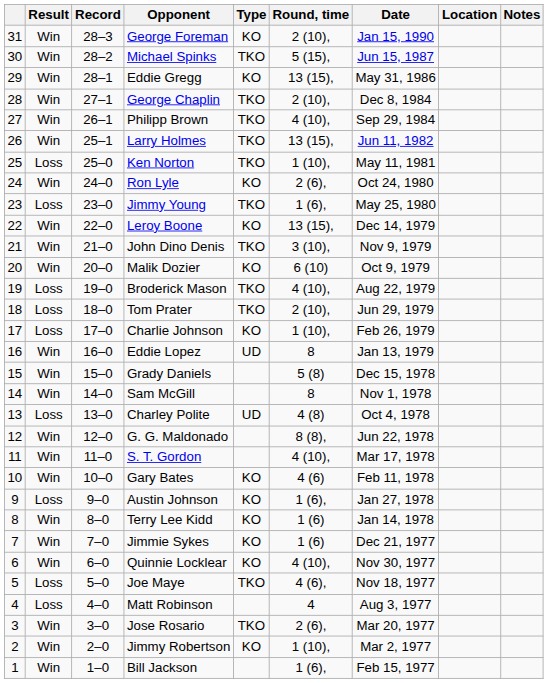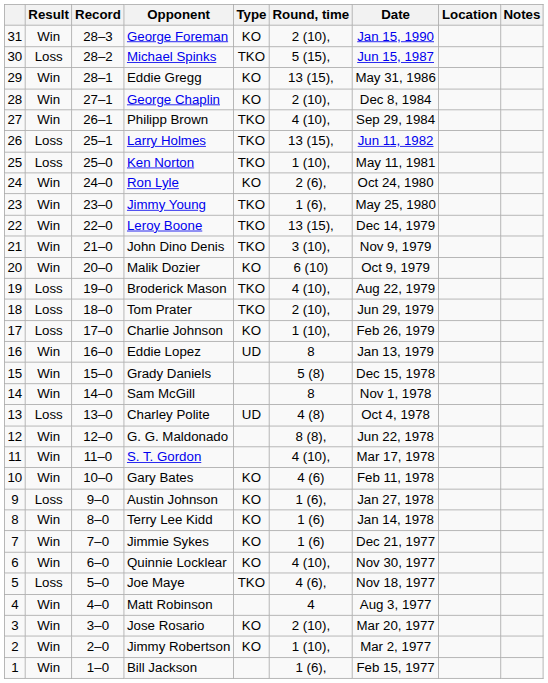(49, 57) Win -> (49, 57) Loss
(251, 99) TKO -> (251, 99) KO
(49, 141) Win -> (49, 141) Loss
(49, 204) Loss -> (49, 204) Win
(251, 225) KO -> (251, 225) TKO
(49, 604) Loss -> (49, 604) Win
(251, 625) TKO -> (251, 625) KO
(311, 625) 2 (6), -> (311, 625) 2 (10),
